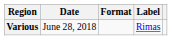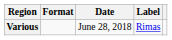columns swapped: (69, 12) <-> (116, 12)
